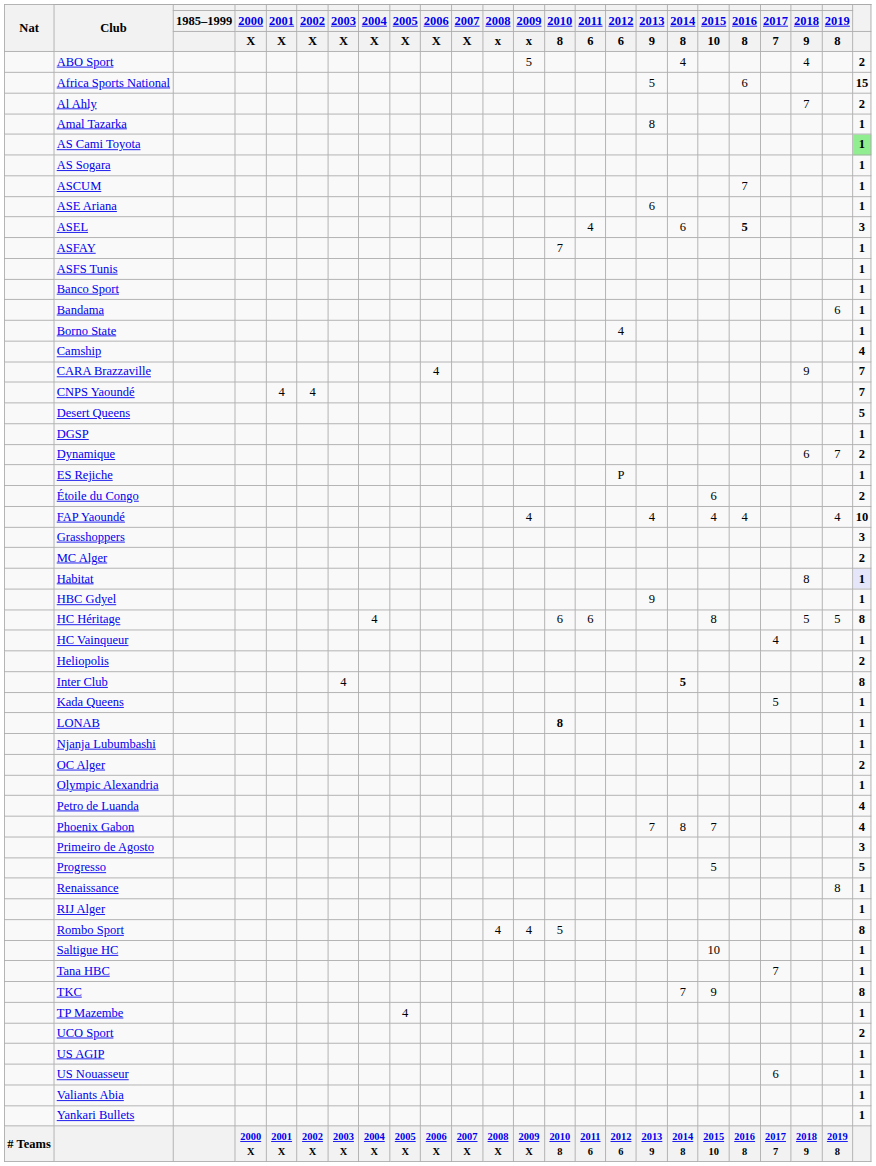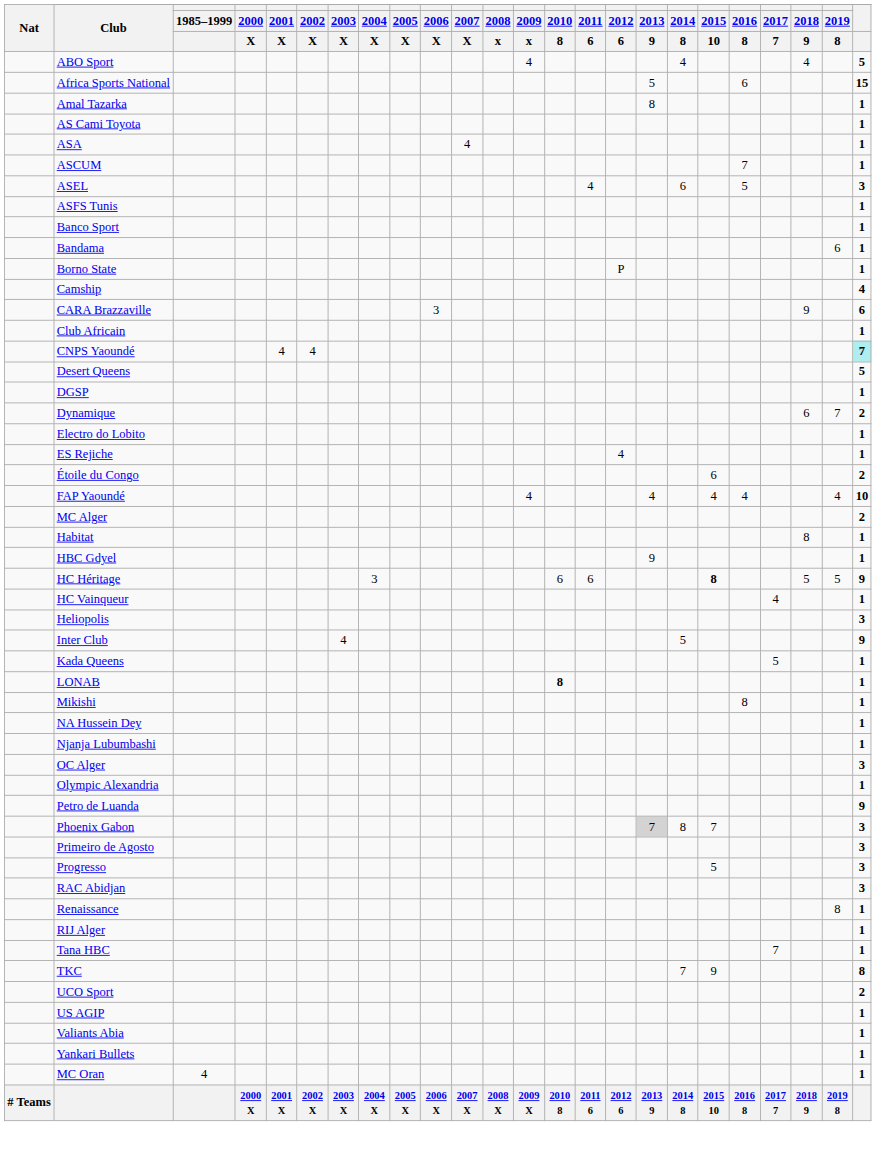(529, 62) 5 -> (529, 62) 4
(862, 62) 2 -> (862, 62) 5
- row: (77, 103)
(862, 145) lightgreen background -> (862, 124) no background
- row: (84, 165)
+ row: (69, 145)
- row: (87, 207)
(745, 227) bold -> (745, 186) normal
- row: (76, 248)
(621, 331) 4 -> (621, 269) P
(436, 372) 4 -> (436, 310) 3
(862, 372) 7 -> (862, 310) 6
+ row: (91, 331)
(862, 393) no background -> (862, 351) paleturquoise background
+ row: (101, 434)
(621, 475) P -> (621, 455) 4
- row: (91, 537)
(862, 578) lavender background -> (862, 537) no background
(374, 620) 4 -> (374, 578) 3
(714, 620) normal -> (714, 578) bold
(862, 620) 8 -> (862, 578) 9
(862, 661) 2 -> (862, 620) 3
(683, 682) bold -> (683, 640) normal
(862, 682) 8 -> (862, 640) 9
+ row: (76, 702)
+ row: (99, 723)
(862, 764) 2 -> (862, 764) 3
(862, 806) 4 -> (862, 806) 9
(652, 826) no background -> (652, 826) lightgrey background
(862, 826) 4 -> (862, 826) 3
(862, 868) 5 -> (862, 868) 3
+ row: (91, 888)
- row: (90, 930)
- row: (88, 950)
- row: (90, 1012)
- row: (93, 1074)
+ row: (81, 1074)
